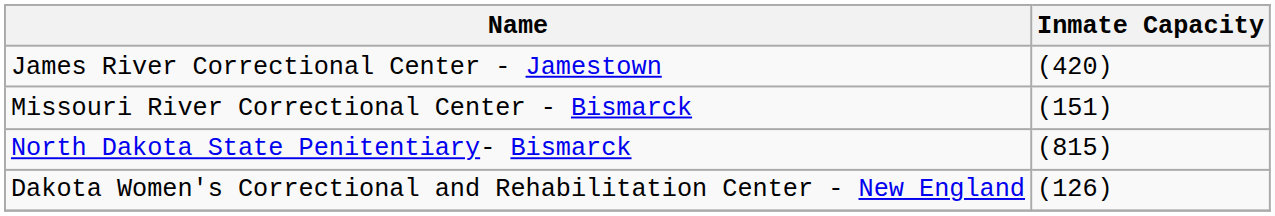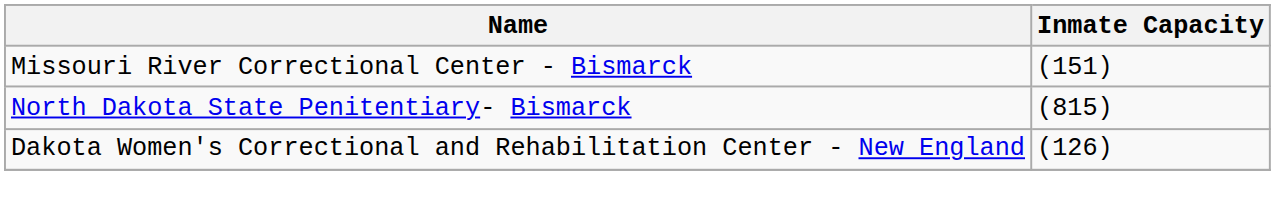- row: (336, 67)
